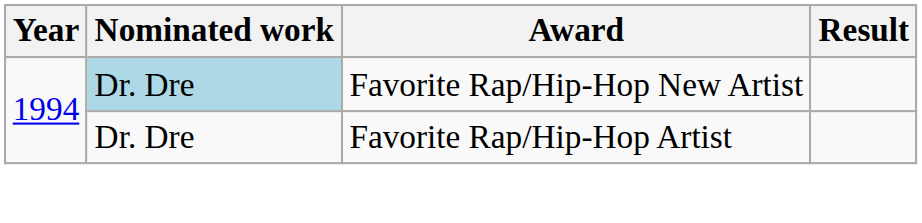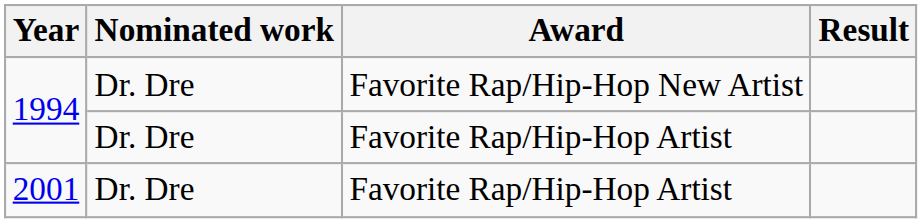(145, 83) lightblue background -> (145, 83) no background
+ row: (46, 189)
